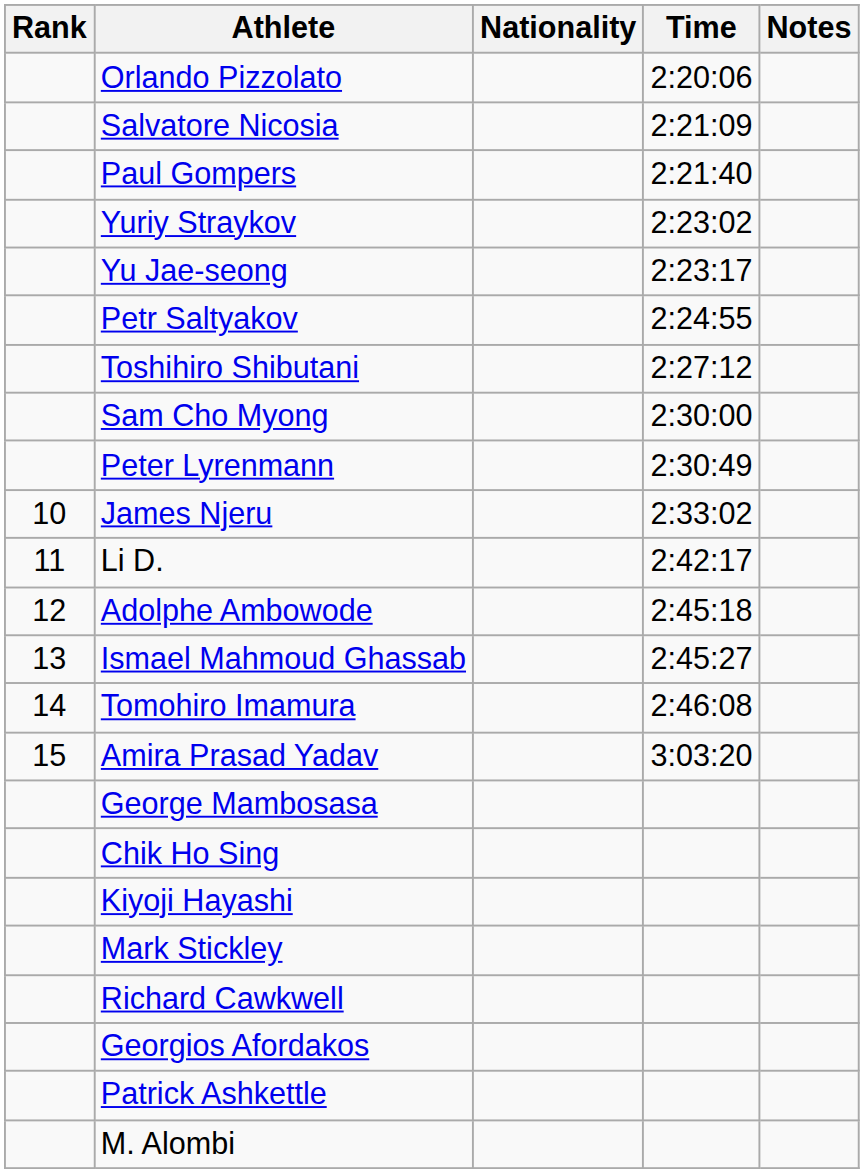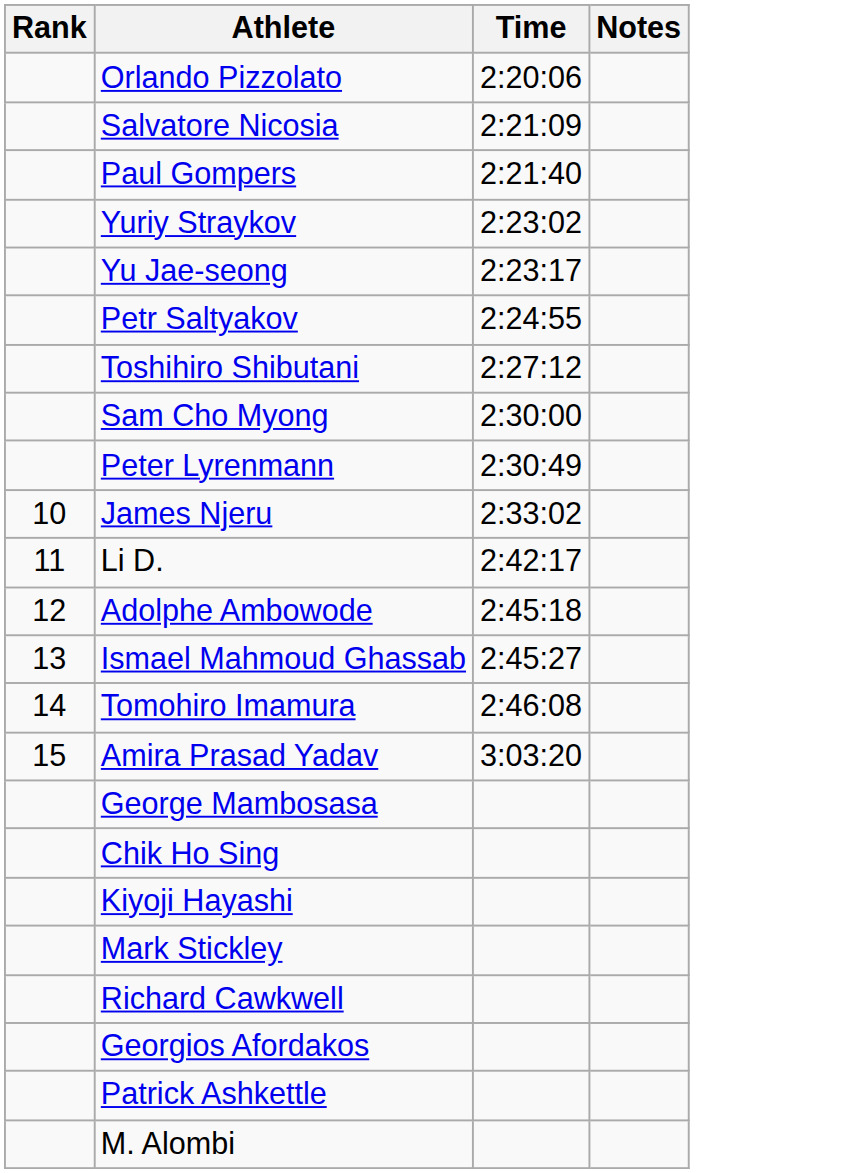- column: (558, 28)
